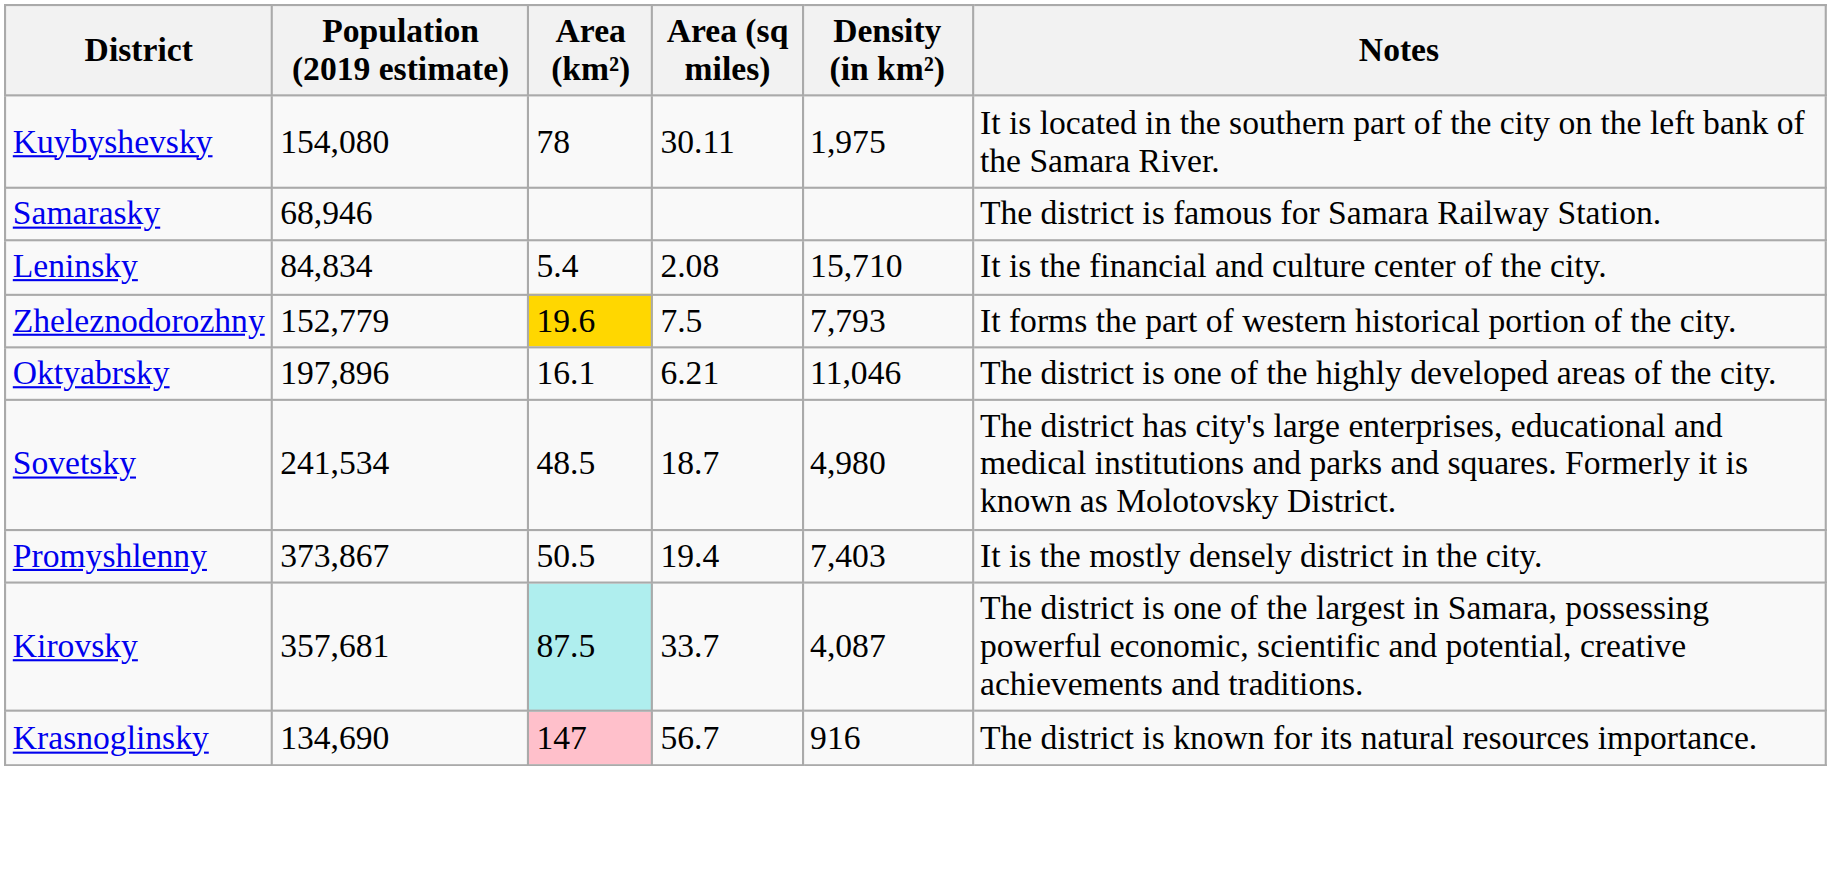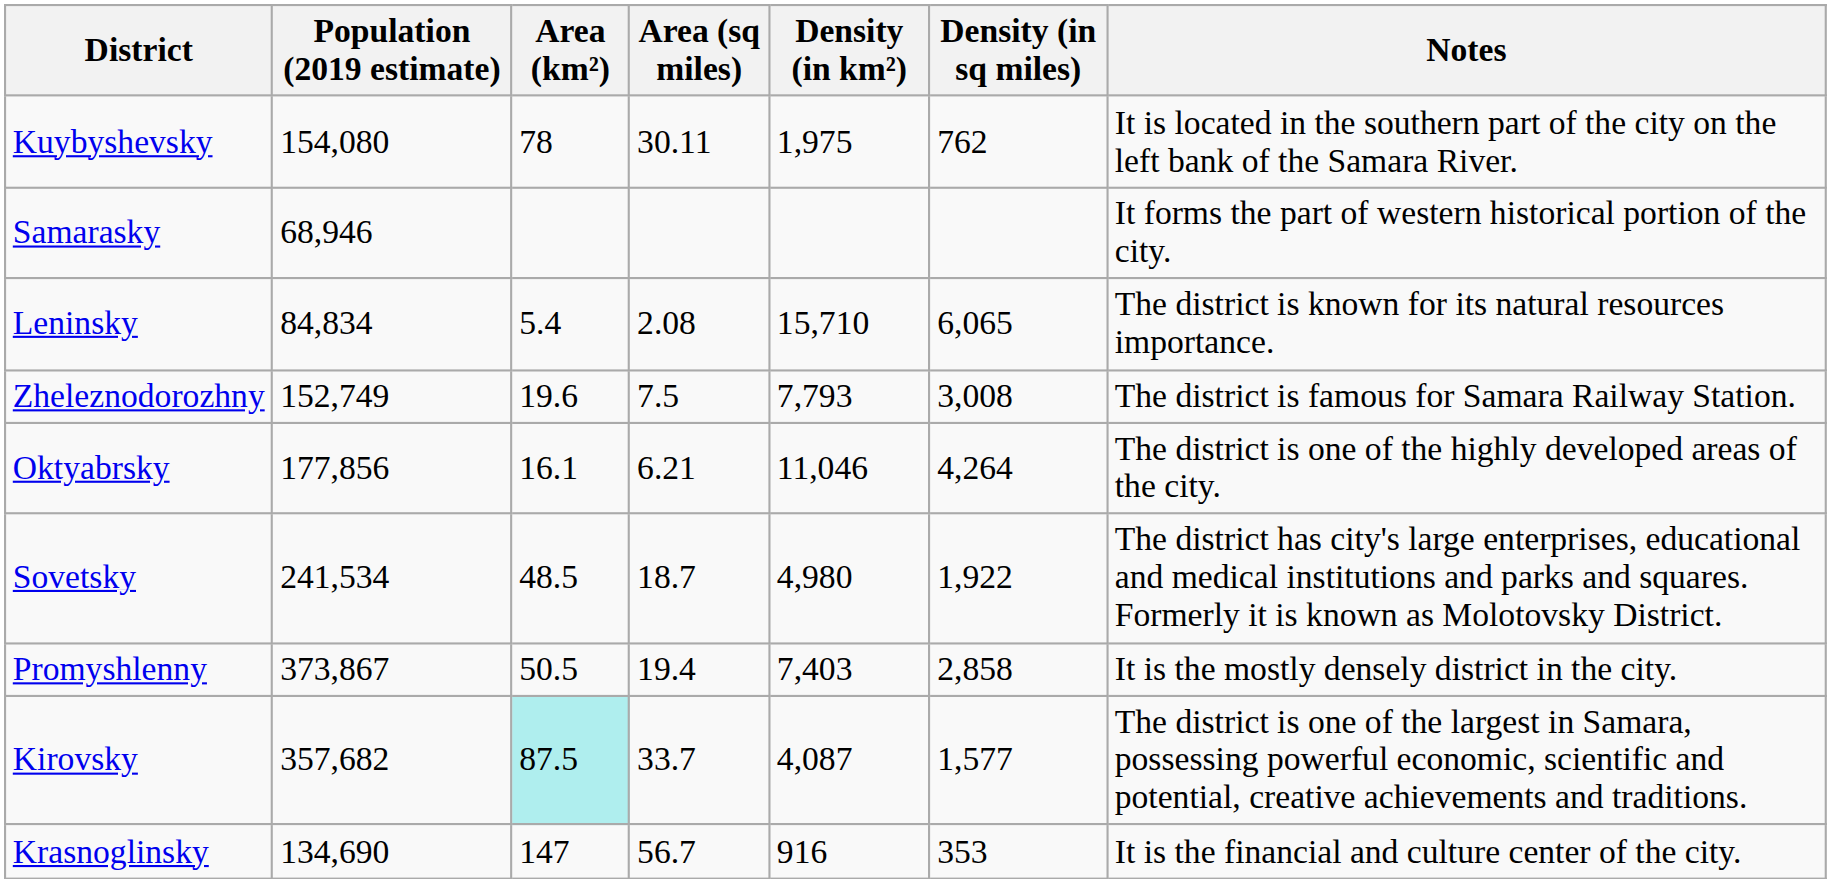+ column: (1018, 50)
(1321, 213) The district is famous for Samara Railway Station. -> (1460, 232) It forms the part of western historical portion of the city.
(1293, 266) It is the financial and culture center of the city. -> (1419, 323) The district is known for its natural resources importance.
(335, 319) 152,779 -> (335, 395) 152,749
(566, 319) gold background -> (549, 395) no background
(1358, 319) It forms the part of western historical portion of the city. -> (1455, 395) The district is famous for Samara Railway Station.
(335, 373) 197,896 -> (335, 467) 177,856
(335, 646) 357,681 -> (335, 759) 357,682
(562, 737) pink background -> (544, 850) no background
(1369, 737) The district is known for its natural resources importance. -> (1428, 850) It is the financial and culture center of the city.
